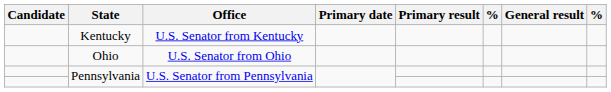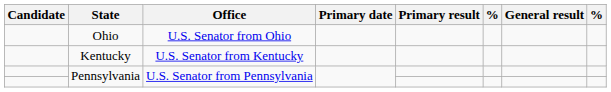rows swapped: (106, 35) <-> (106, 55)
